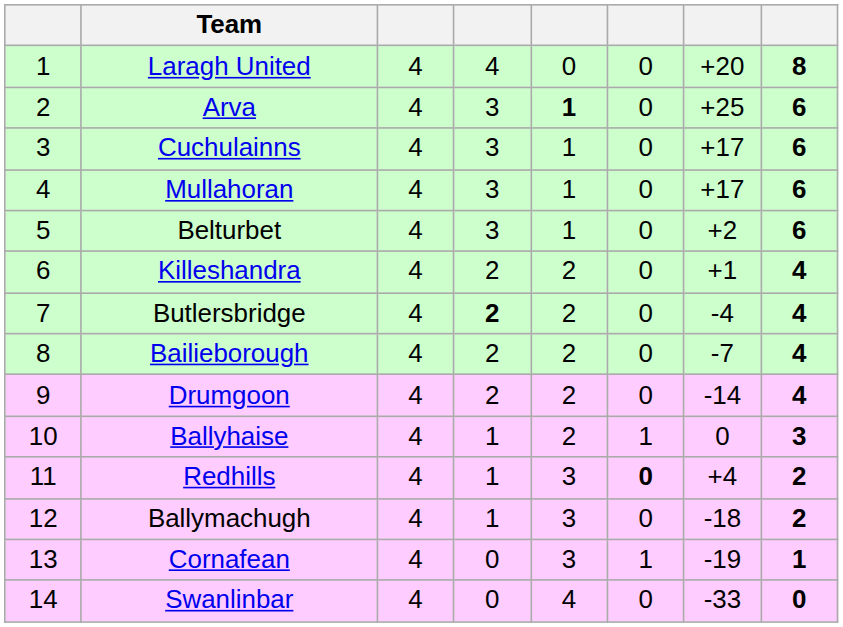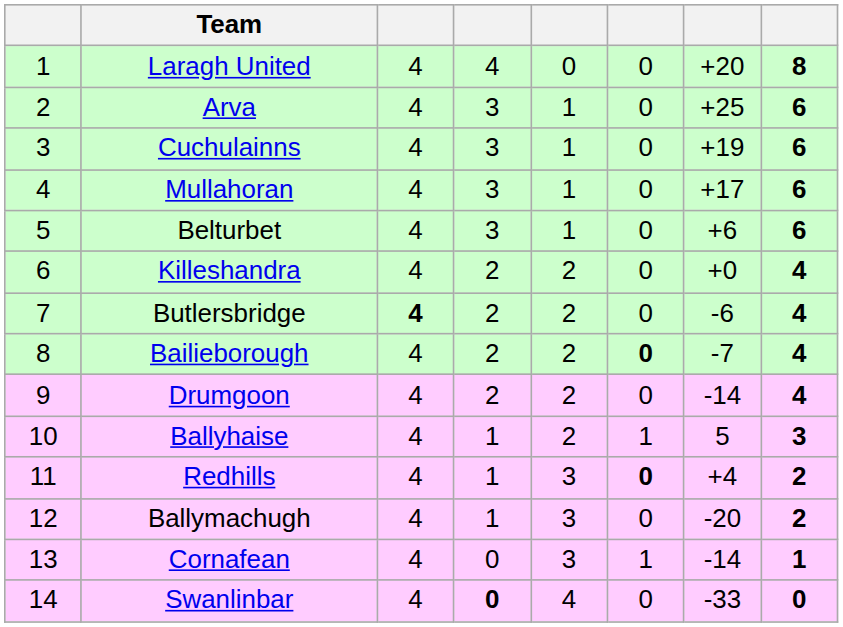(569, 107) bold -> (569, 107) normal
(722, 148) +17 -> (722, 148) +19
(722, 230) +2 -> (722, 230) +6
(722, 271) +1 -> (722, 271) +0
(415, 312) normal -> (415, 312) bold
(492, 312) bold -> (492, 312) normal
(722, 312) -4 -> (722, 312) -6
(646, 353) normal -> (646, 353) bold
(722, 436) 0 -> (722, 436) 5
(722, 518) -18 -> (722, 518) -20
(722, 559) -19 -> (722, 559) -14
(492, 600) normal -> (492, 600) bold
